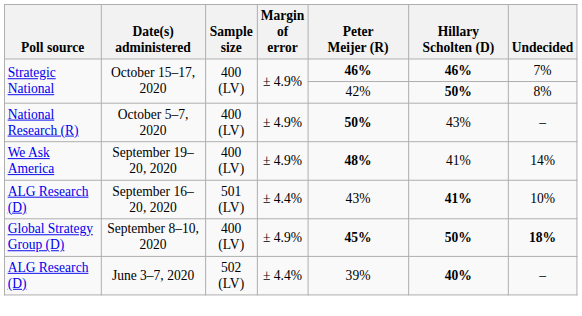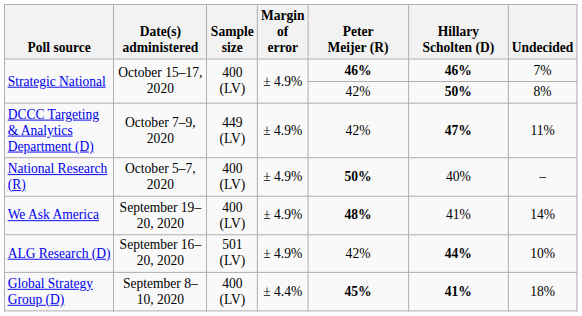+ row: (53, 130)
(458, 122) 43% -> (458, 177) 40%
(283, 199) ± 4.4% -> (283, 253) ± 4.9%
(358, 199) 43% -> (358, 253) 42%
(458, 199) 41% -> (458, 253) 44%
(283, 237) ± 4.9% -> (283, 292) ± 4.4%
(458, 237) 50% -> (458, 292) 41%
(543, 237) bold -> (543, 292) normal
- row: (48, 276)
